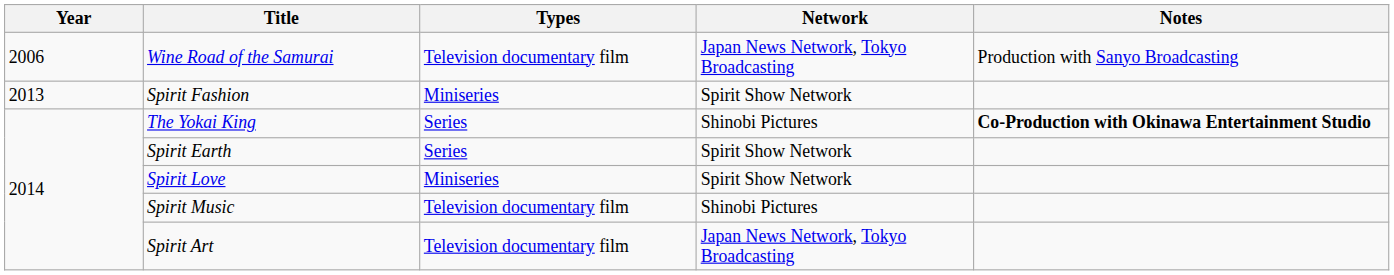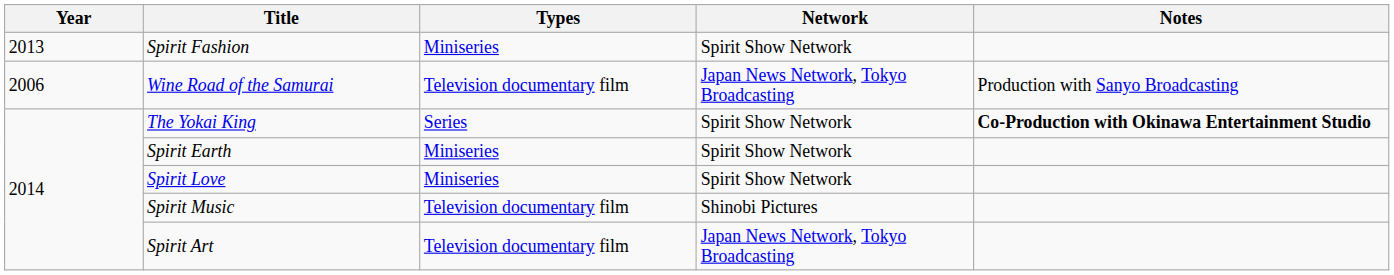rows swapped: (240, 56) <-> (198, 94)
(759, 123) Shinobi Pictures -> (776, 123) Spirit Show Network
(446, 151) Series -> (461, 151) Miniseries
